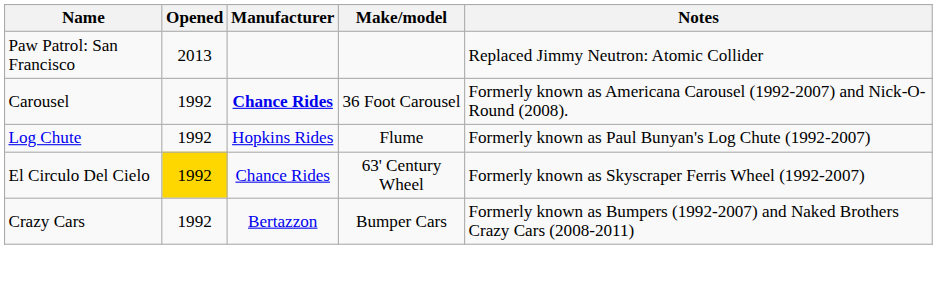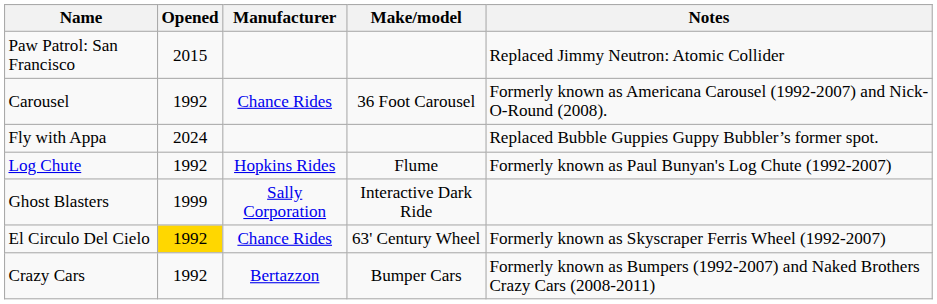(195, 54) 2013 -> (190, 54) 2015
(283, 101) bold -> (285, 101) normal
+ row: (57, 138)
+ row: (59, 201)
